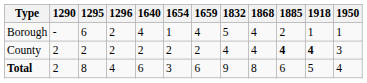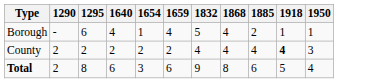- column: (121, 13)
(282, 50) bold -> (254, 50) normal
